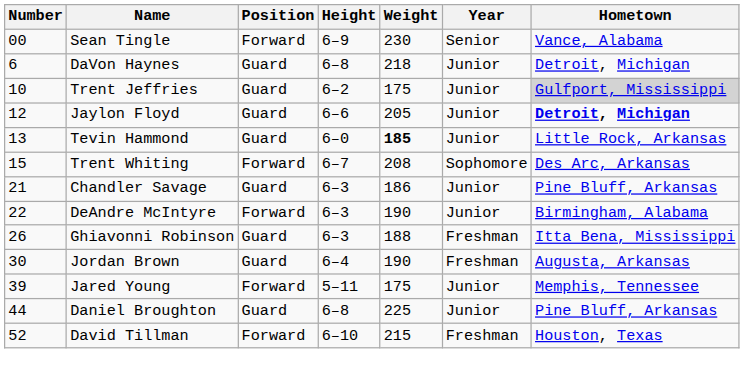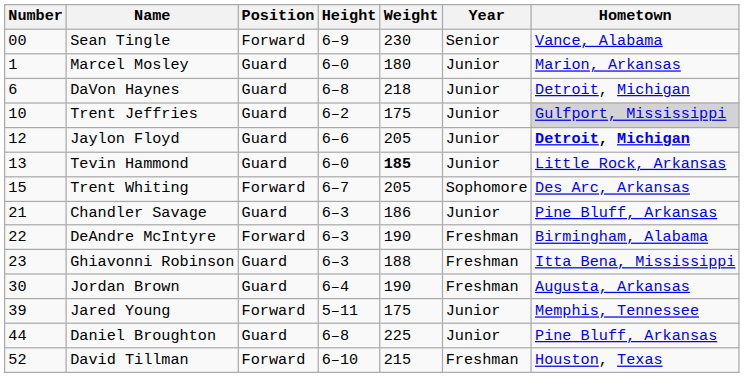+ row: (129, 66)
(397, 164) 208 -> (397, 189) 205
(473, 213) Junior -> (482, 238) Freshman
(17, 238) 26 -> (17, 262) 23
